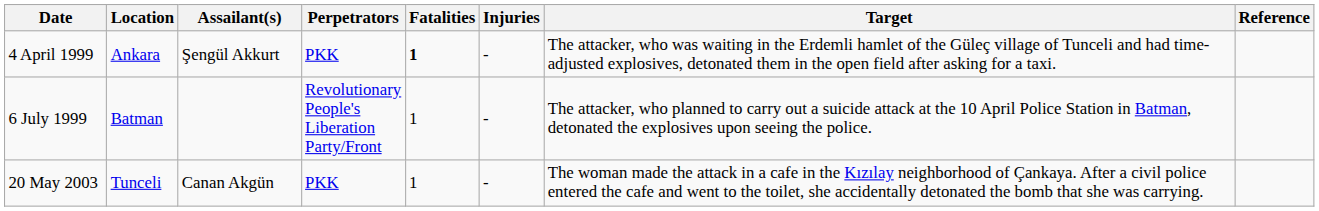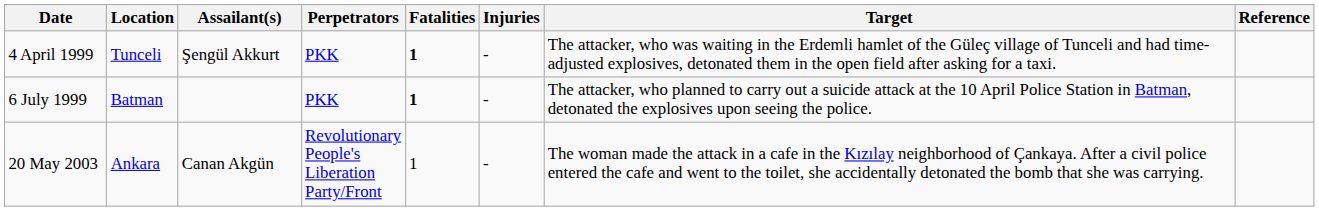(135, 53) Ankara -> (136, 53) Tunceli
(353, 118) Revolutionary People's Liberation Party/Front -> (322, 99) PKK
(413, 118) normal -> (413, 99) bold
(136, 182) Tunceli -> (135, 163) Ankara
(322, 182) PKK -> (353, 163) Revolutionary People's Liberation Party/Front
